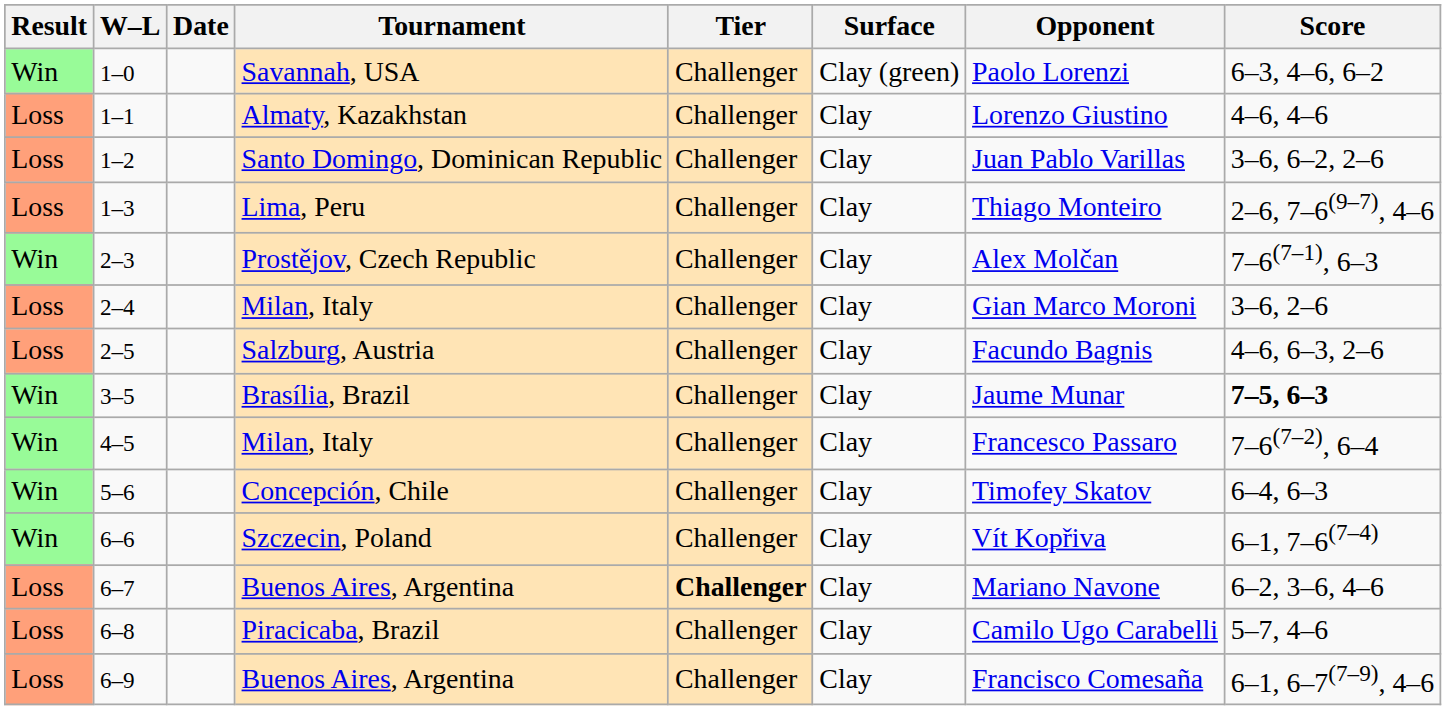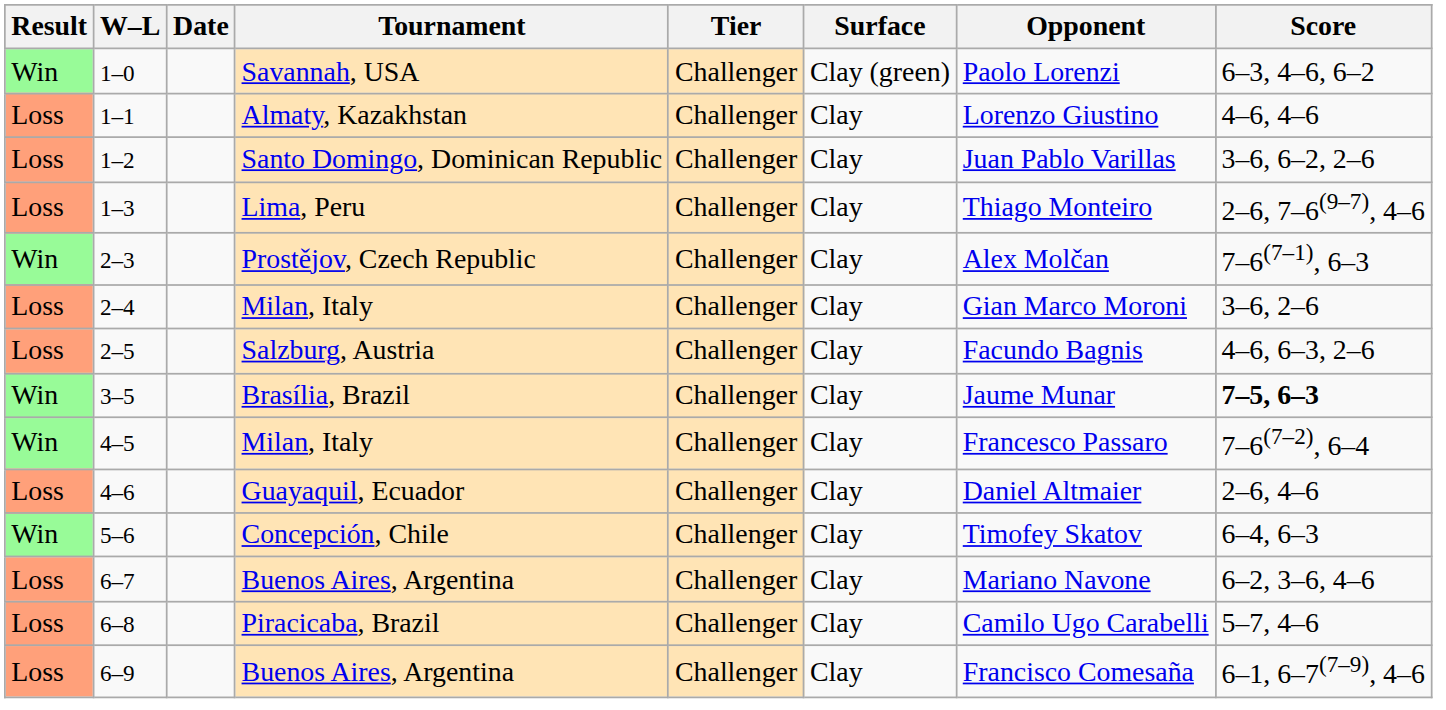+ row: (117, 492)
- row: (117, 540)
(741, 586) bold -> (736, 578) normal
